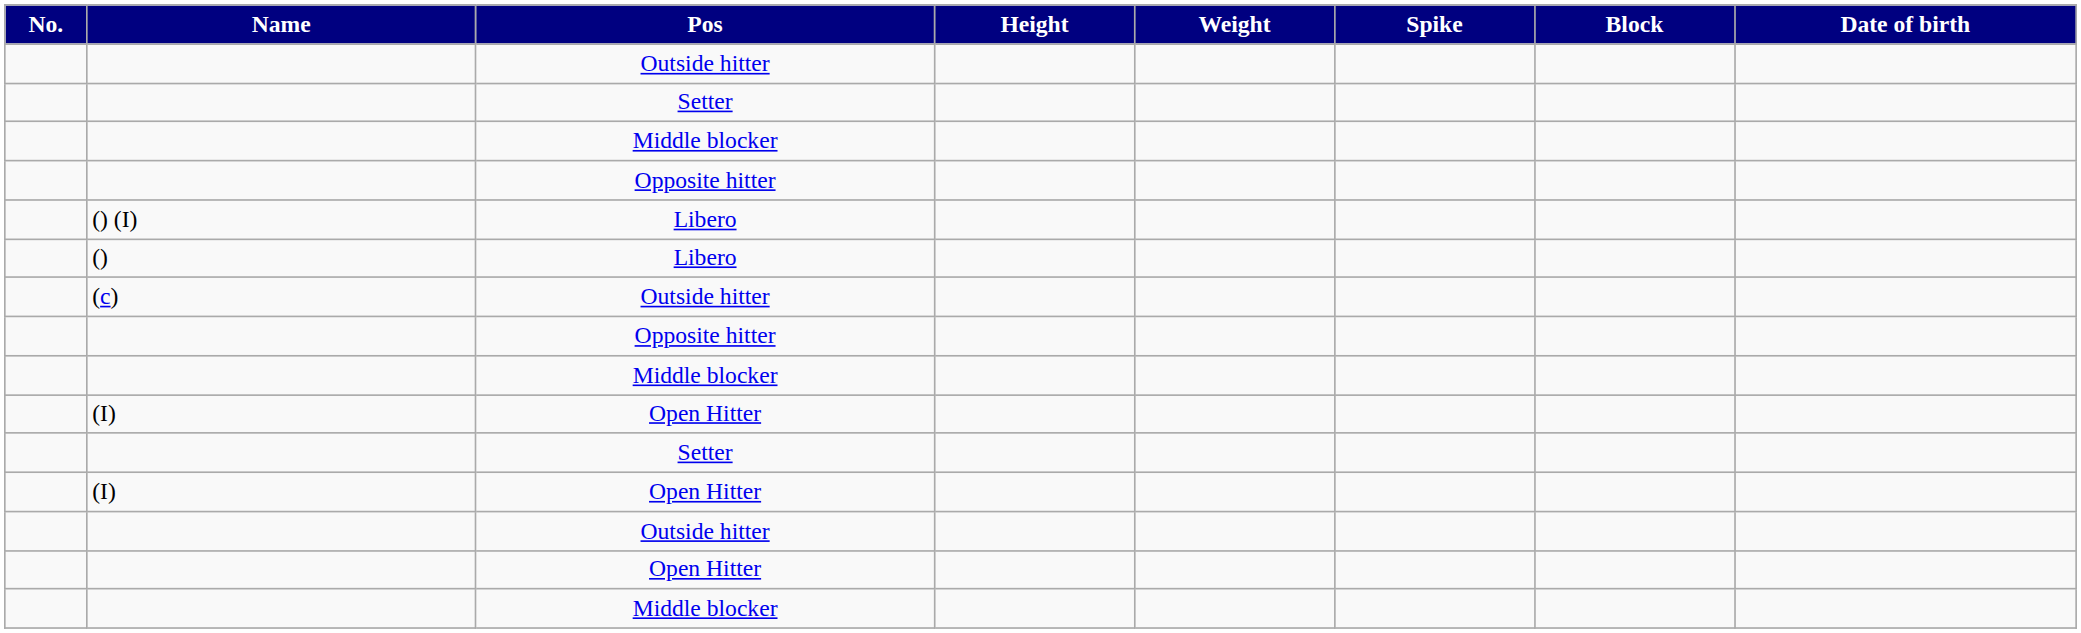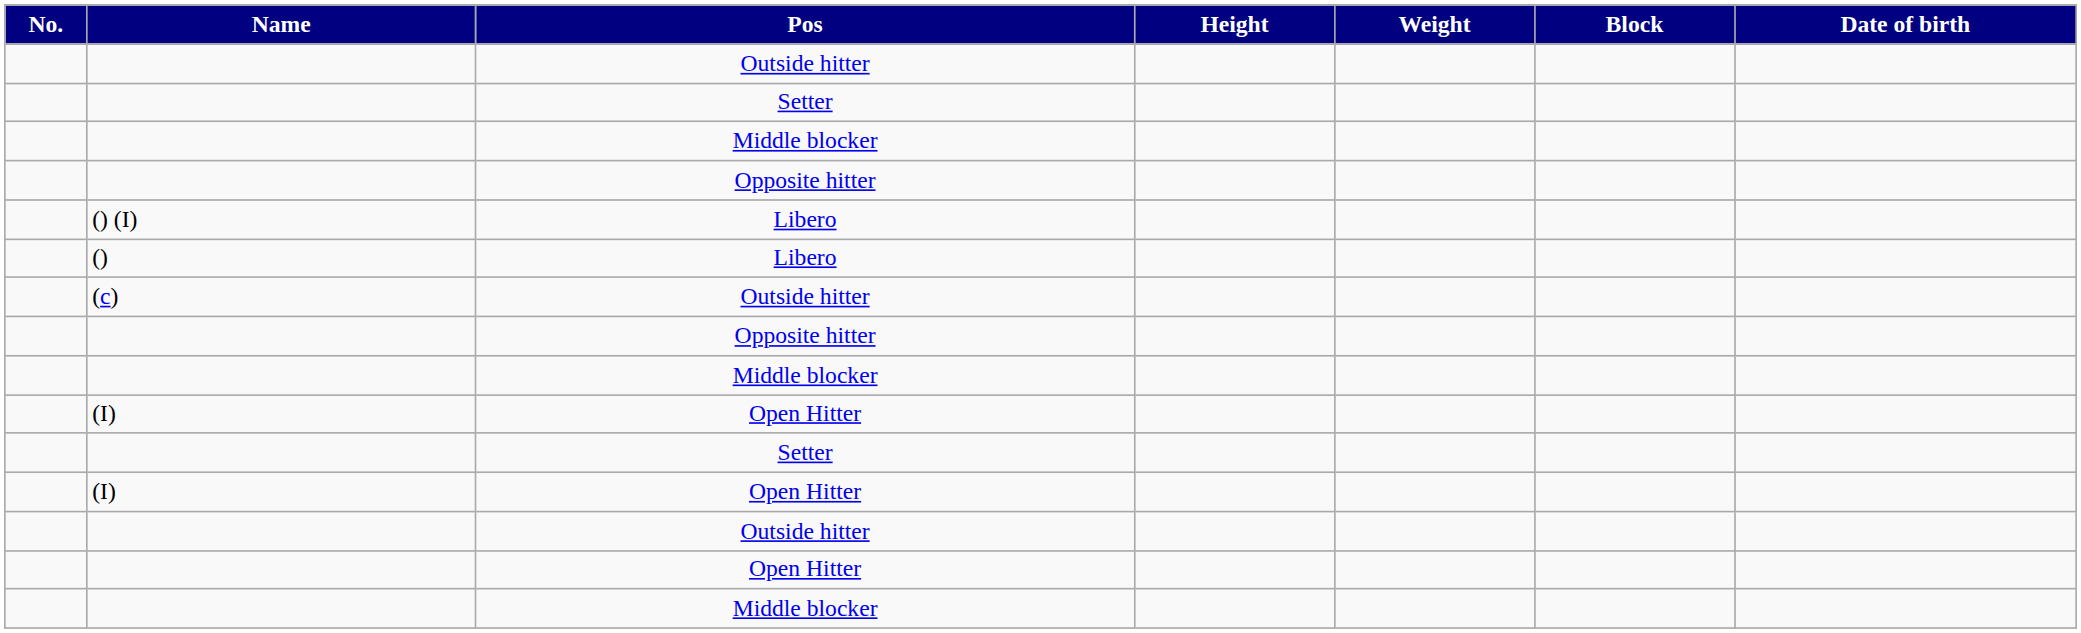- column: (1434, 24)
